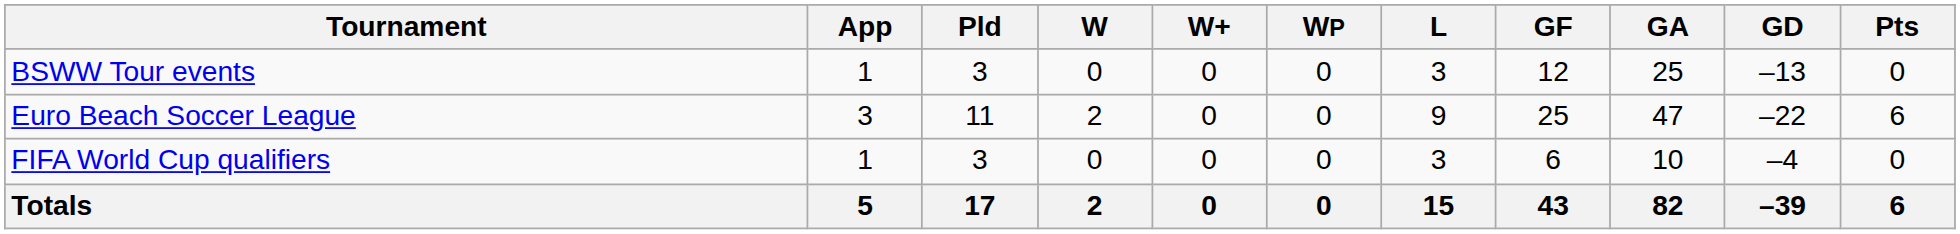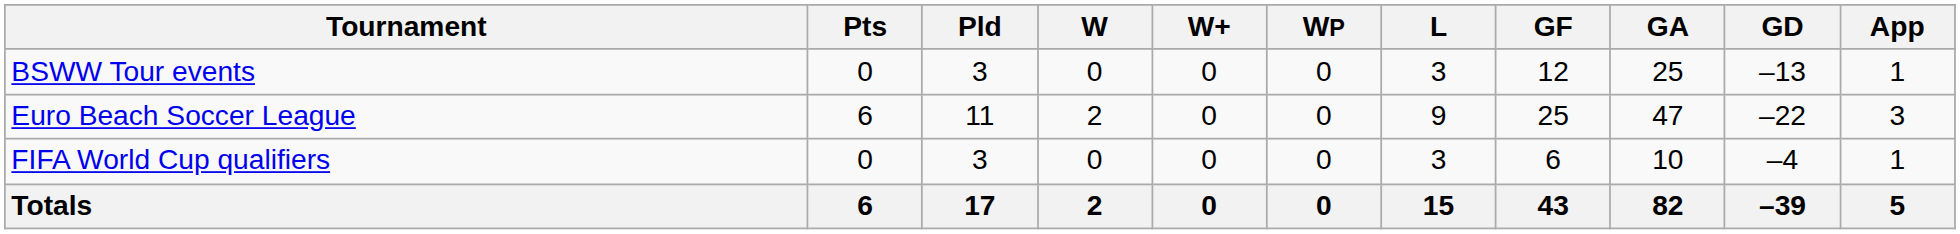columns swapped: (865, 26) <-> (1897, 26)
